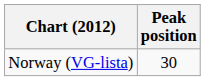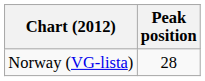(169, 62) 30 -> (169, 62) 28
